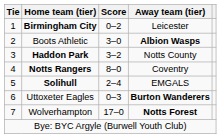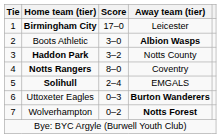(114, 25) 0–2 -> (114, 25) 17–0
(114, 112) 17–0 -> (114, 112) 0–2
